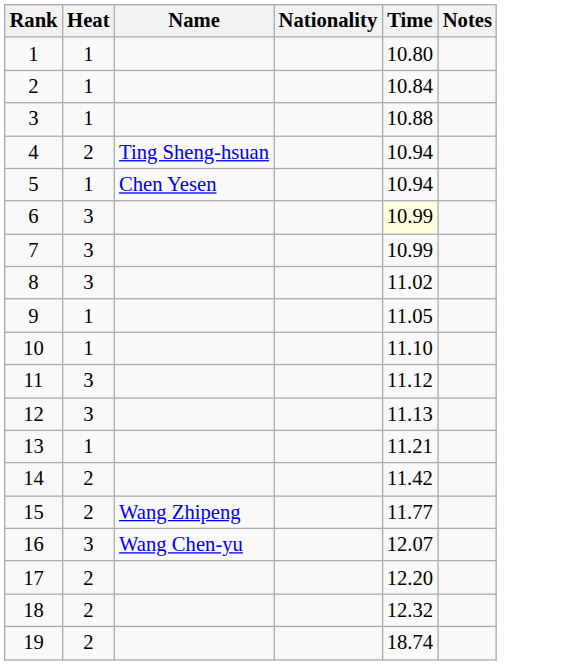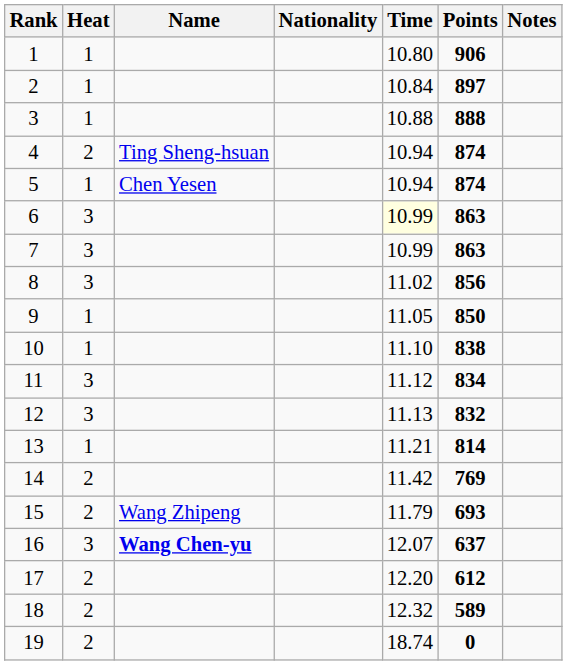+ column: (470, 20)
(410, 511) 11.77 -> (410, 511) 11.79
(181, 544) normal -> (185, 544) bold
